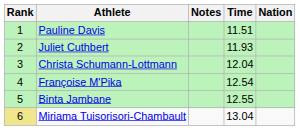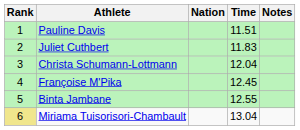columns swapped: (275, 13) <-> (206, 13)
(240, 47) 11.93 -> (243, 47) 11.83
(240, 82) 12.54 -> (243, 82) 12.45
